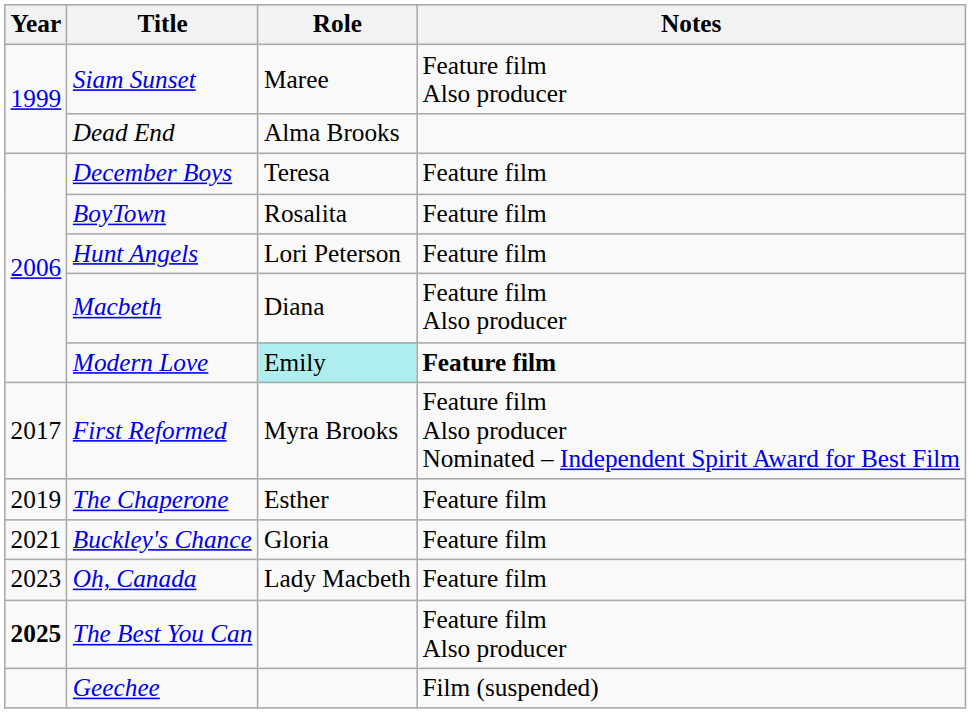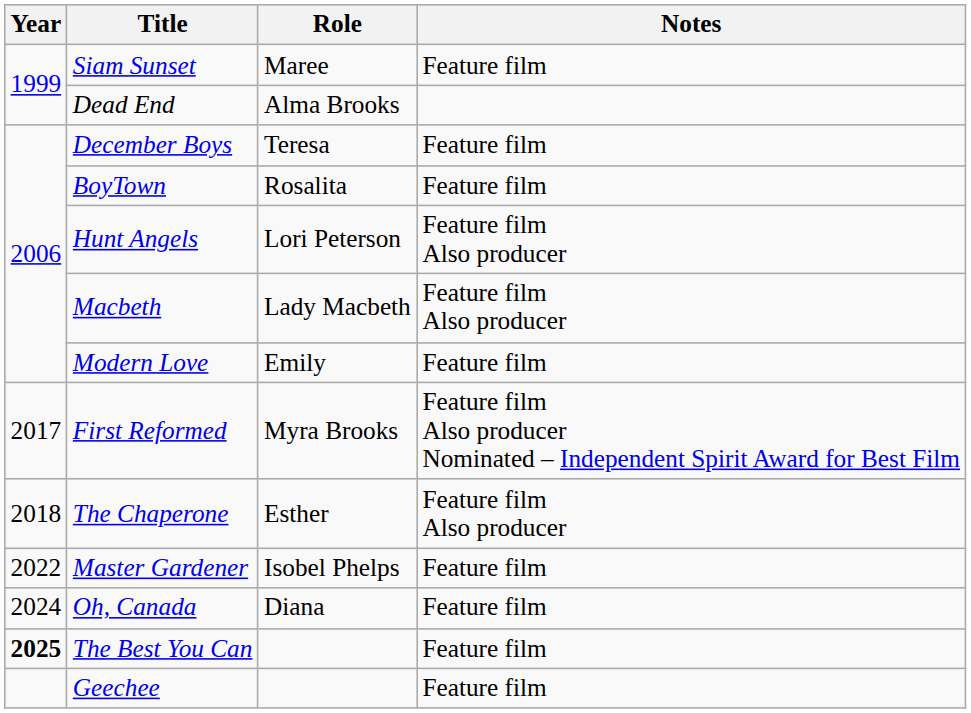(494, 78) Feature film Also producer -> (485, 64) Feature film
(485, 253) Feature film -> (494, 239) Feature film Also producer
(294, 307) Diana -> (337, 307) Lady Macbeth
(295, 362) paleturquoise background -> (295, 362) no background
(489, 362) bold -> (485, 362) normal
(36, 499) 2019 -> (36, 513) 2018
(485, 499) Feature film -> (494, 513) Feature film Also producer
- row: (162, 539)
+ row: (160, 567)
(36, 579) 2023 -> (36, 607) 2024
(337, 579) Lady Macbeth -> (294, 607) Diana
(494, 633) Feature film Also producer -> (485, 647) Feature film
(511, 687) Film (suspended) -> (485, 687) Feature film
